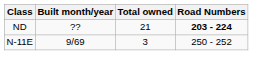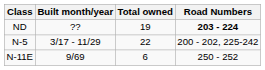(145, 27) 21 -> (145, 27) 19
+ row: (20, 42)
(145, 42) 3 -> (145, 57) 6
